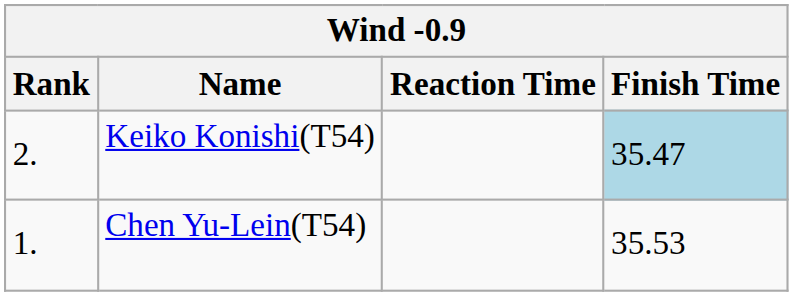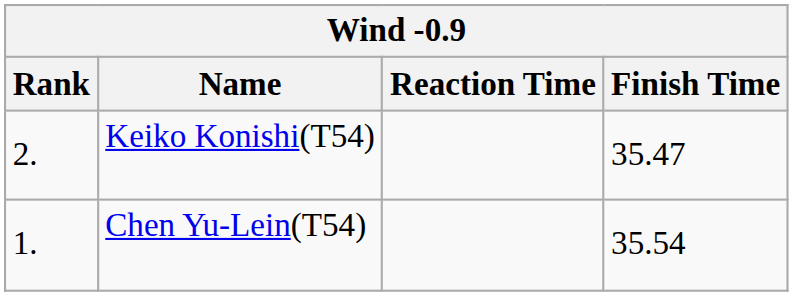(648, 154) lightblue background -> (648, 154) no background
(648, 244) 35.53 -> (648, 244) 35.54
